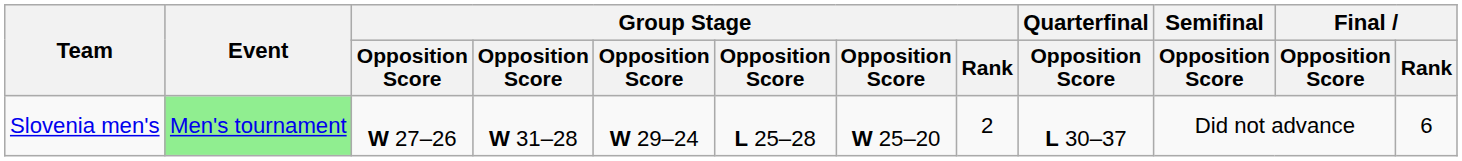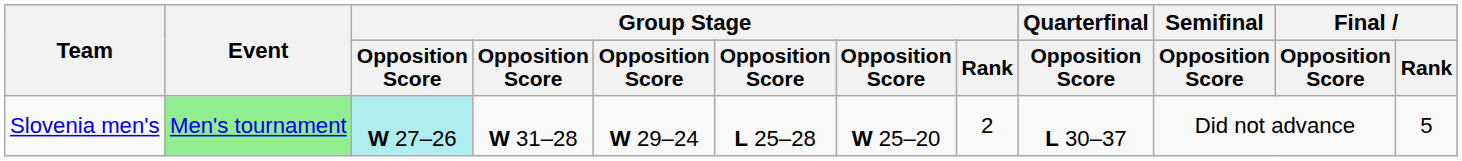(412, 139) no background -> (412, 139) paleturquoise background
(1427, 126) 6 -> (1427, 126) 5
